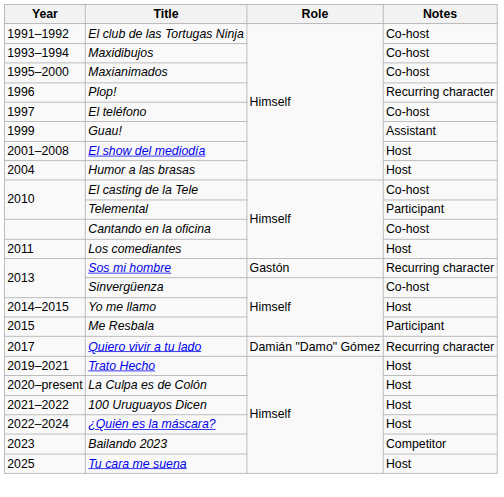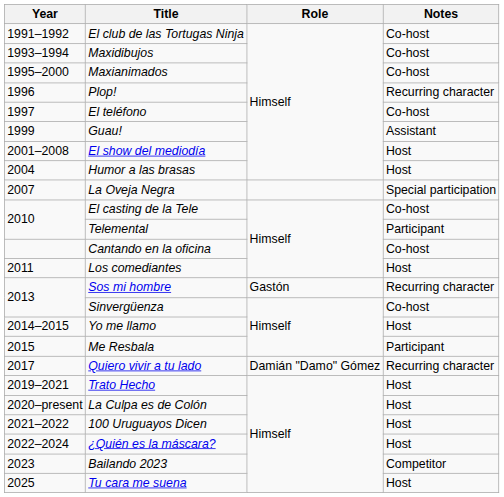+ row: (131, 190)
